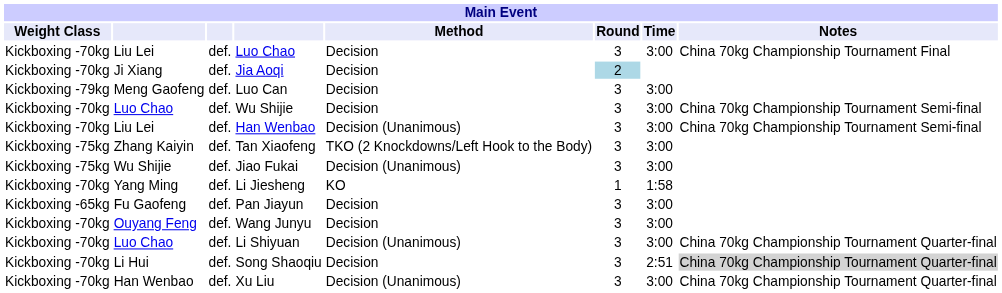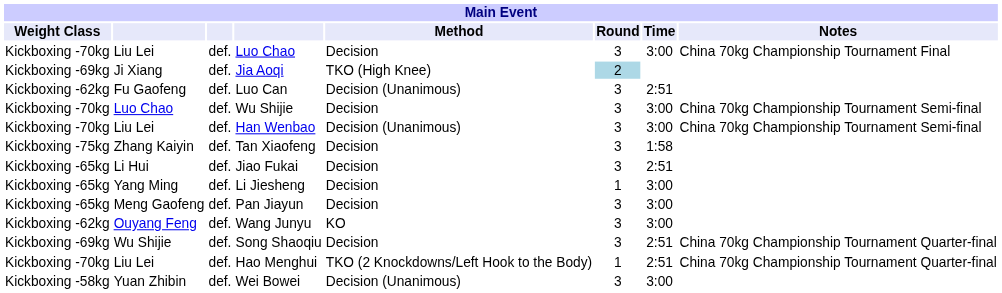(57, 70) Kickboxing -70kg -> (57, 70) Kickboxing -69kg
(352, 70) Decision -> (378, 70) TKO (High Knee)
(57, 89) Kickboxing -79kg -> (57, 89) Kickboxing -62kg
(159, 89) Meng Gaofeng -> (150, 89) Fu Gaofeng
(352, 89) Decision -> (393, 89) Decision (Unanimous)
(660, 89) 3:00 -> (660, 89) 2:51
(459, 147) TKO (2 Knockdowns/Left Hook to the Body) -> (352, 147) Decision
(660, 147) 3:00 -> (660, 147) 1:58
(57, 166) Kickboxing -75kg -> (57, 166) Kickboxing -65kg
(143, 166) Wu Shijie -> (131, 166) Li Hui
(393, 166) Decision (Unanimous) -> (352, 166) Decision
(660, 166) 3:00 -> (660, 166) 2:51
(57, 185) Kickboxing -70kg -> (57, 185) Kickboxing -65kg
(336, 185) KO -> (352, 185) Decision
(660, 185) 1:58 -> (660, 185) 3:00
(150, 205) Fu Gaofeng -> (159, 205) Meng Gaofeng
(57, 224) Kickboxing -70kg -> (57, 224) Kickboxing -62kg
(352, 224) Decision -> (336, 224) KO
- row: (268, 243)
(57, 262) Kickboxing -70kg -> (57, 243) Kickboxing -69kg
(131, 262) Li Hui -> (143, 243) Wu Shijie
(838, 262) lightgrey background -> (838, 243) no background
- row: (255, 281)
+ row: (276, 262)
+ row: (268, 281)
